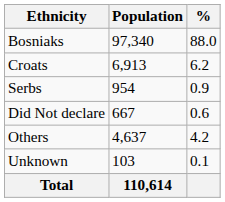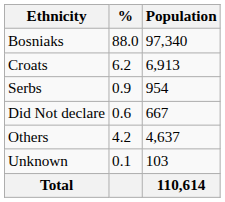columns swapped: (148, 16) <-> (203, 16)
